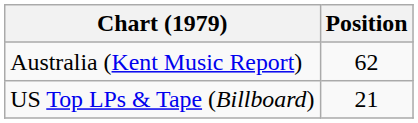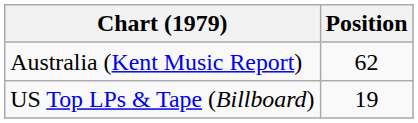(366, 99) 21 -> (366, 99) 19
